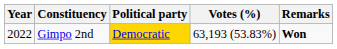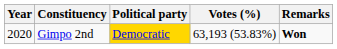(20, 33) 2022 -> (20, 33) 2020
